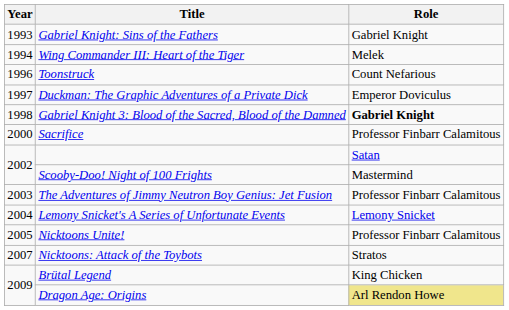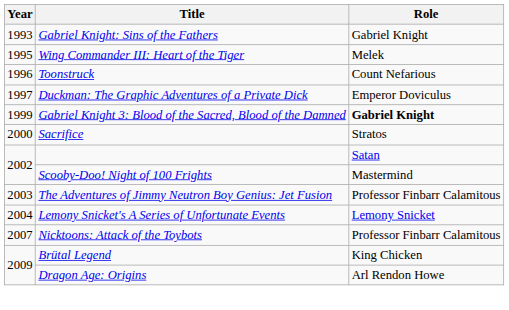(20, 54) 1994 -> (20, 54) 1995
(20, 114) 1998 -> (20, 114) 1999
(426, 134) Professor Finbarr Calamitous -> (369, 134) Stratos
- row: (81, 235)
(369, 255) Stratos -> (426, 235) Professor Finbarr Calamitous
(398, 295) khaki background -> (398, 275) no background
